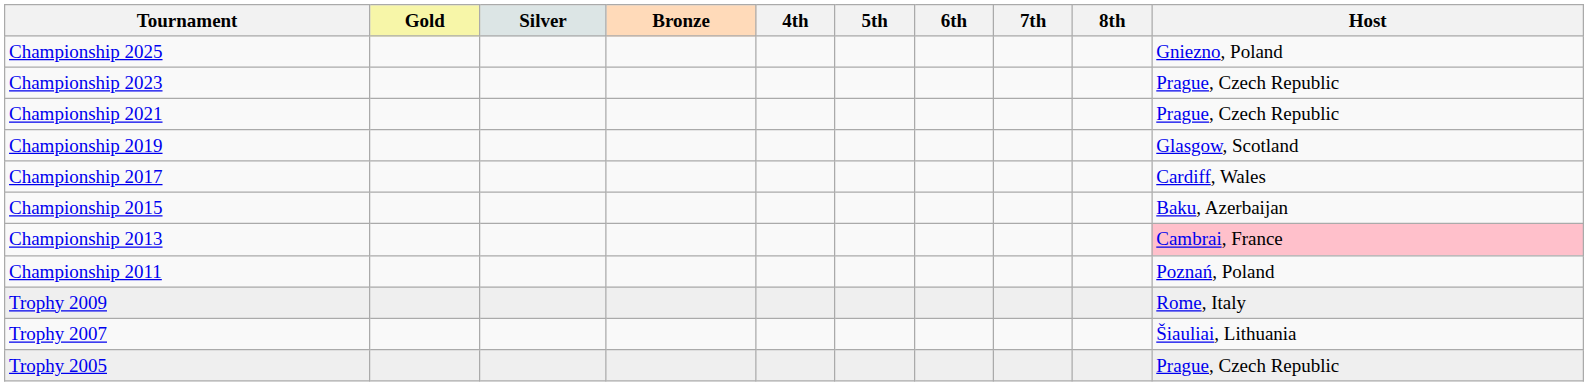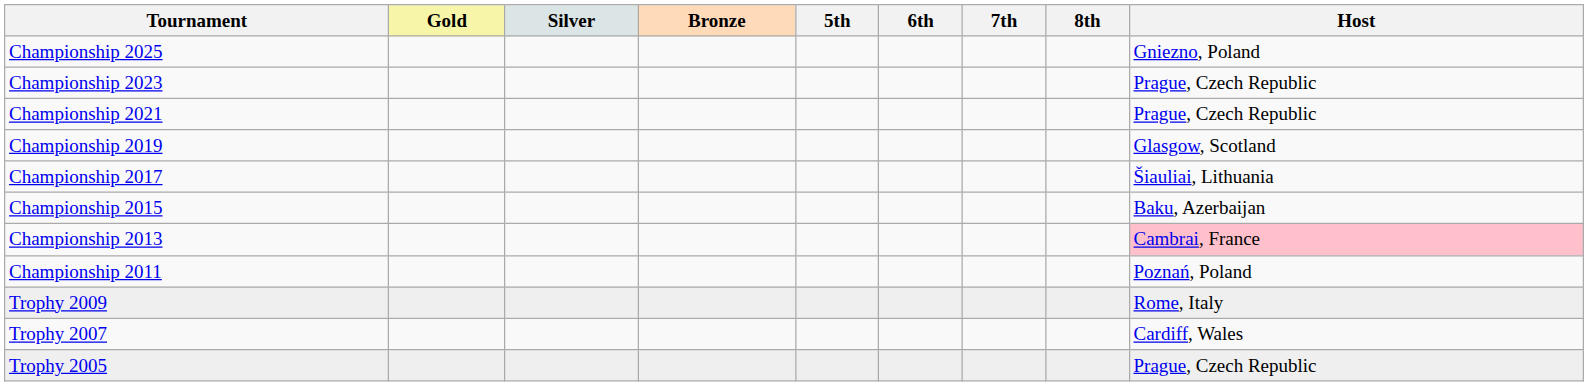- column: (795, 20)
(1211, 176) Cardiff, Wales -> (1204, 176) Šiauliai, Lithuania
(1226, 333) Šiauliai, Lithuania -> (1188, 333) Cardiff, Wales
